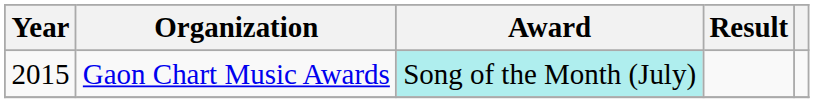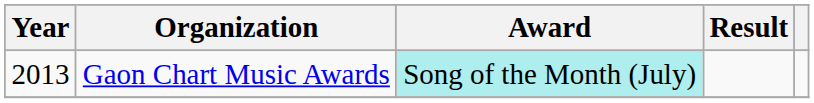(41, 73) 2015 -> (41, 73) 2013
